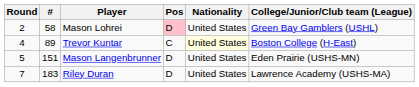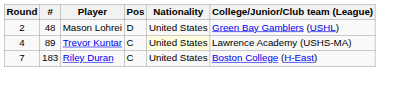(50, 27) 58 -> (50, 27) 48
(169, 27) pink background -> (130, 27) no background
(304, 43) Boston College (H-East) -> (282, 43) Lawrence Academy (USHS-MA)
- row: (112, 58)
(169, 74) D -> (130, 58) C
(321, 74) Lawrence Academy (USHS-MA) -> (265, 58) Boston College (H-East)
